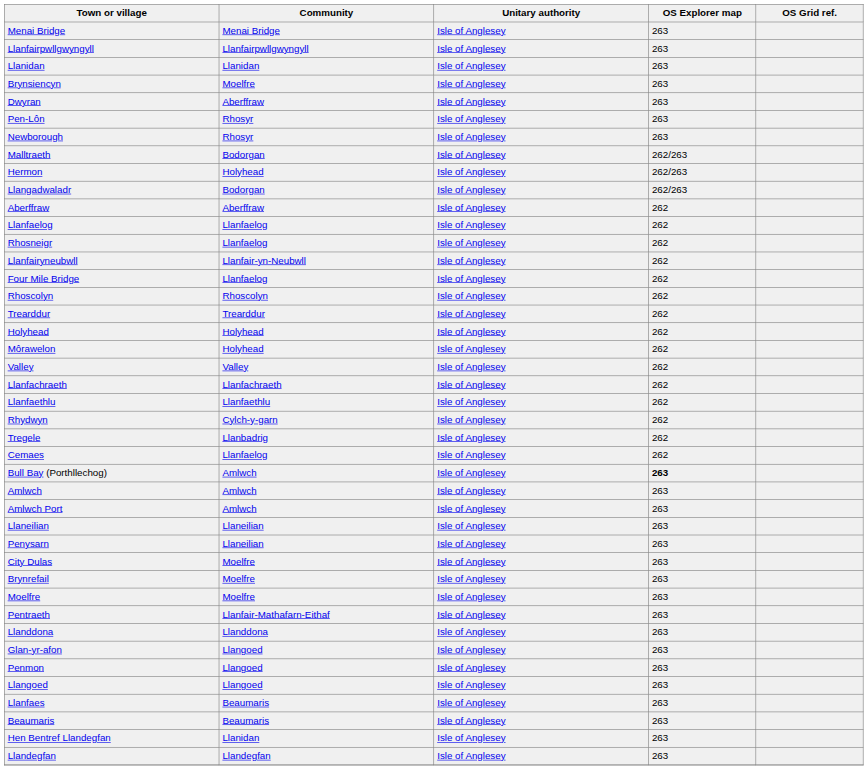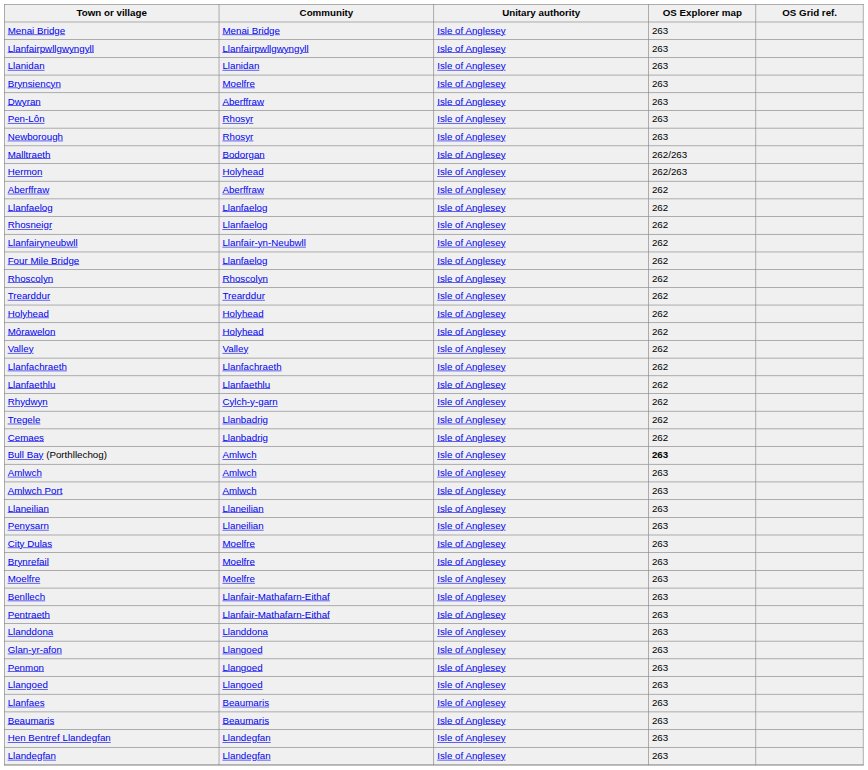- row: (39, 190)
(245, 455) Llanfaelog -> (245, 437) Llanbadrig
+ row: (26, 597)
(241, 738) Llanidan -> (247, 738) Llandegfan
